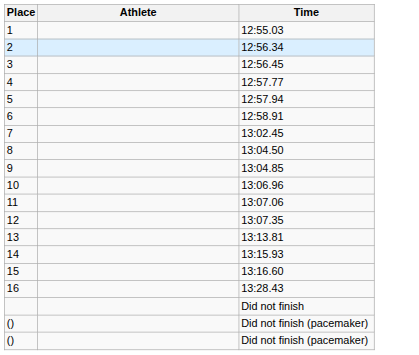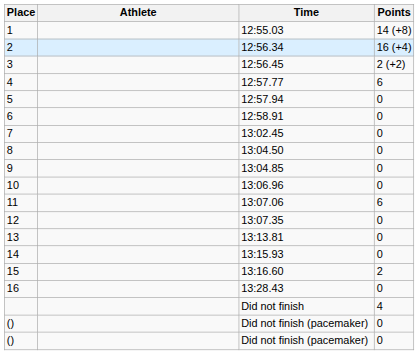+ column: (394, 13)
